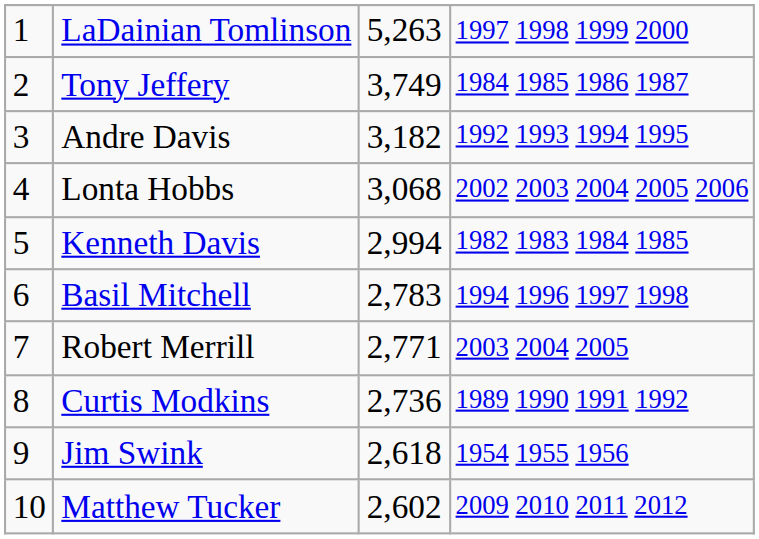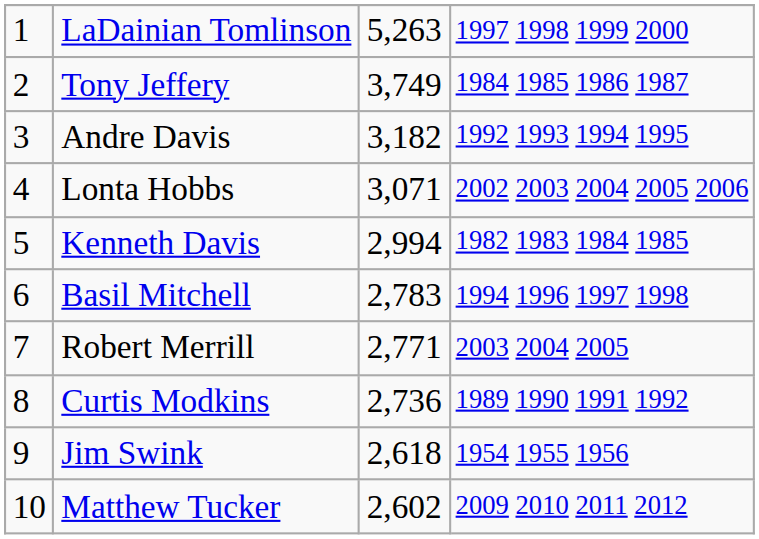(404, 189) 3,068 -> (404, 189) 3,071
